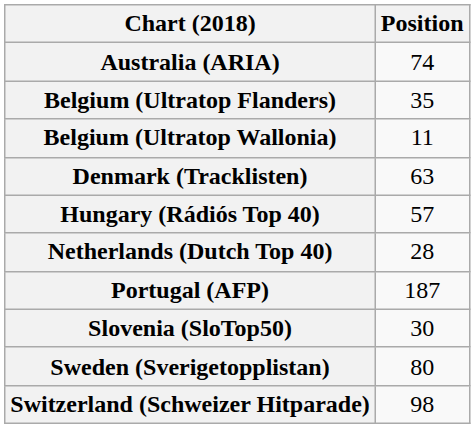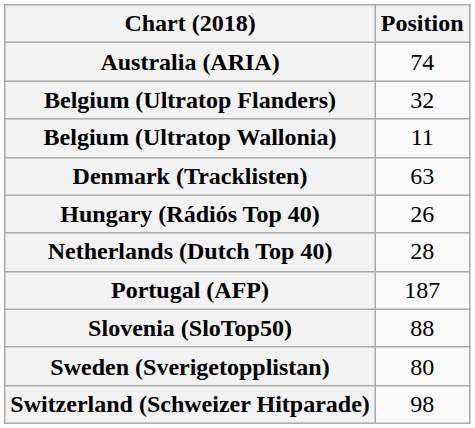(422, 99) 35 -> (422, 99) 32
(422, 213) 57 -> (422, 213) 26
(422, 328) 30 -> (422, 328) 88
